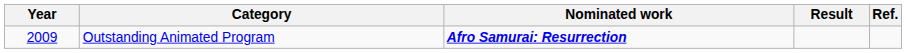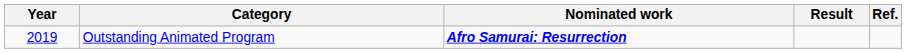(42, 37) 2009 -> (42, 37) 2019
